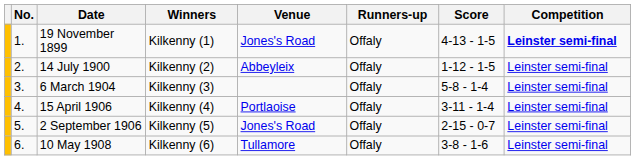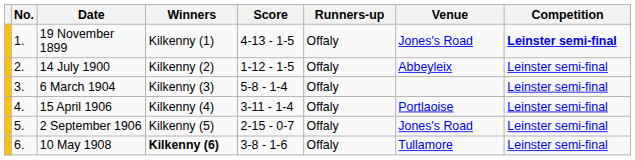columns swapped: (471, 15) <-> (292, 15)
(181, 146) normal -> (184, 146) bold
